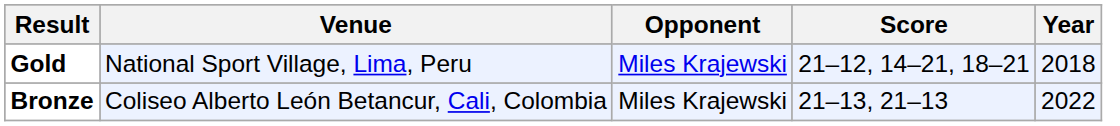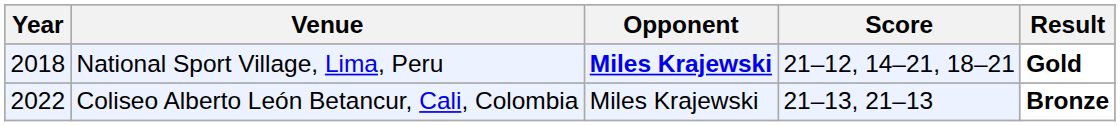columns swapped: (1068, 25) <-> (52, 25)
(703, 63) normal -> (681, 63) bold
